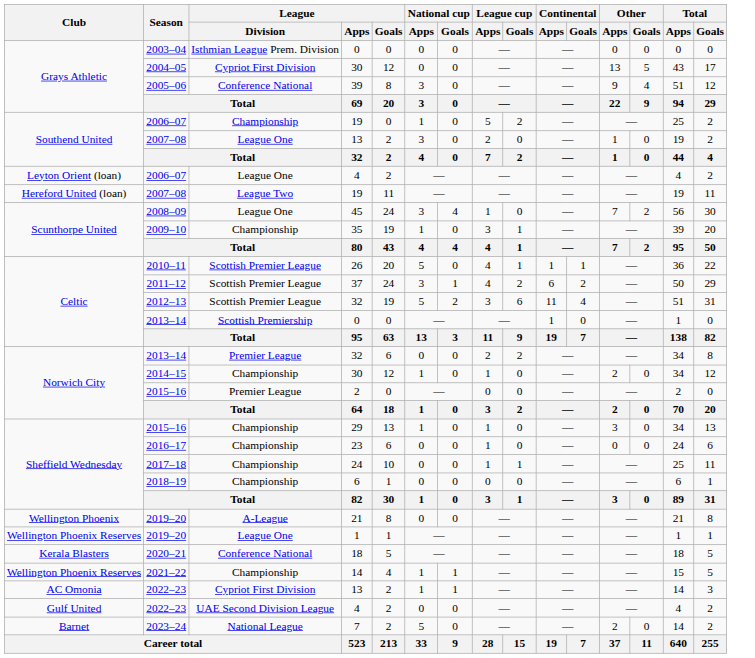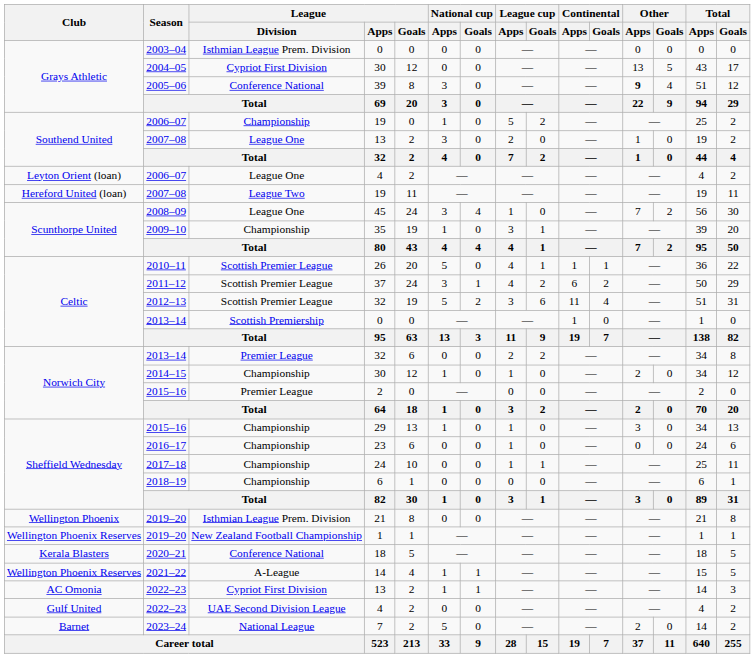(615, 85) normal -> (638, 85) bold
(265, 517) A-League -> (277, 517) Isthmian League Prem. Division
(265, 535) League One -> (277, 535) New Zealand Football Championship
(265, 572) Championship -> (277, 572) A-League
